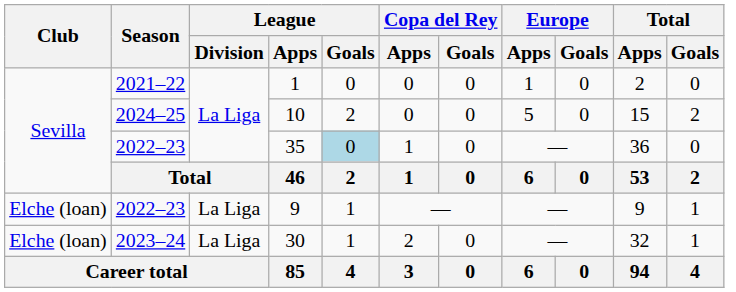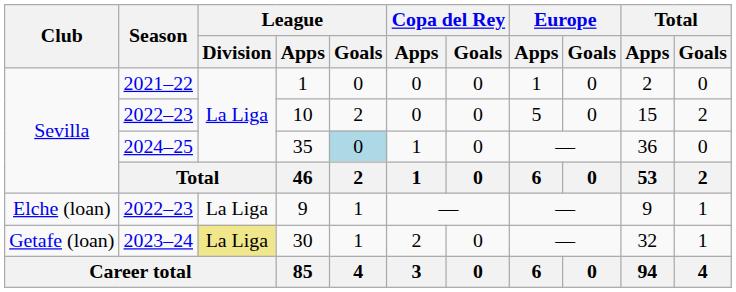(151, 114) 2024–25 -> (158, 114) 2022–23
(151, 146) 2022–23 -> (158, 146) 2024–25
(58, 240) Elche (loan) -> (62, 240) Getafe (loan)
(229, 240) no background -> (237, 240) khaki background
